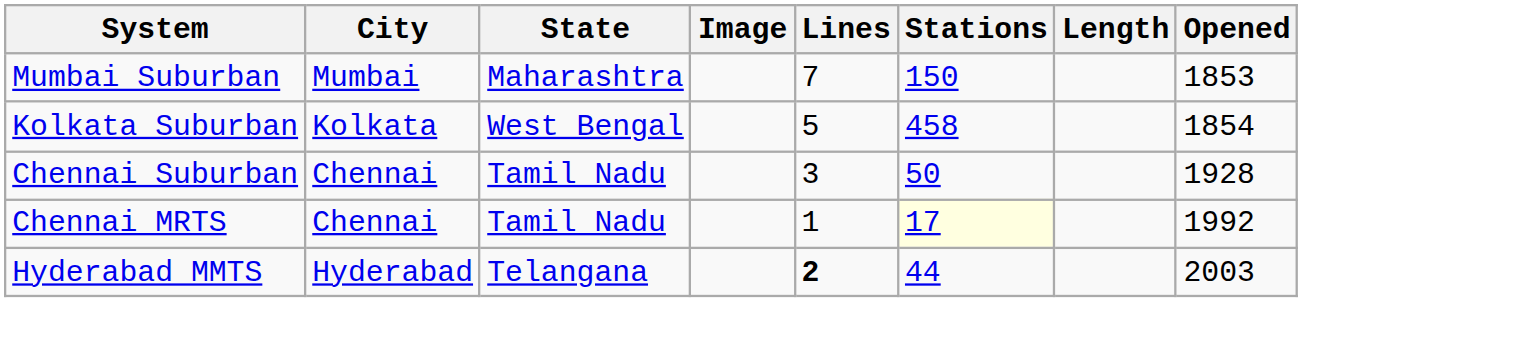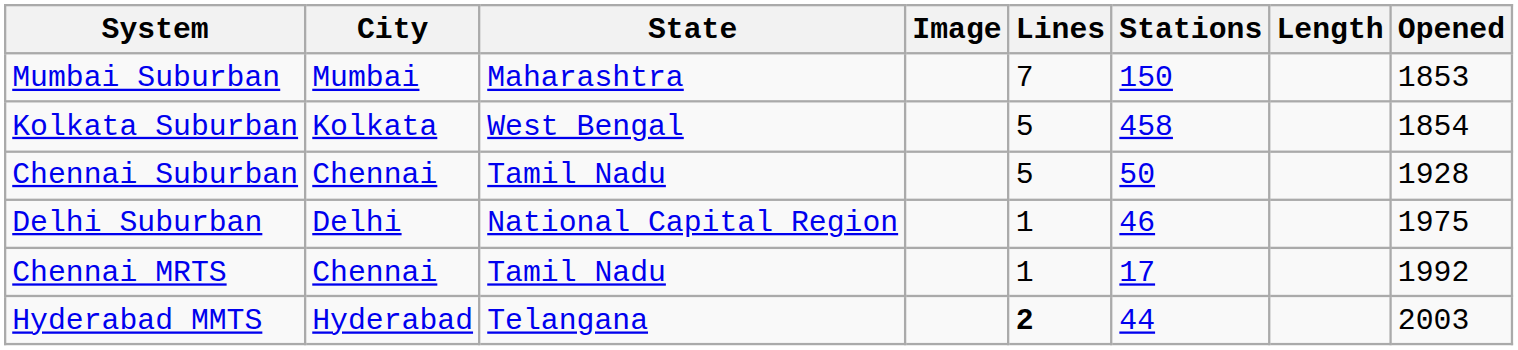(810, 175) 3 -> (1025, 175) 5
+ row: (137, 223)
(923, 223) lightyellow background -> (1137, 272) no background
